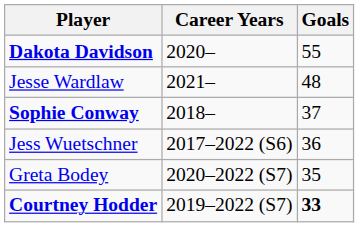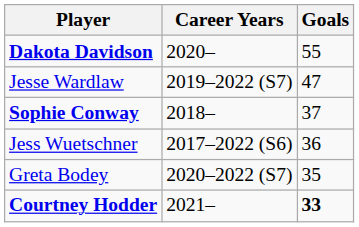(191, 81) 2021– -> (229, 81) 2019–2022 (S7)
(311, 81) 48 -> (311, 81) 47
(229, 205) 2019–2022 (S7) -> (191, 205) 2021–
